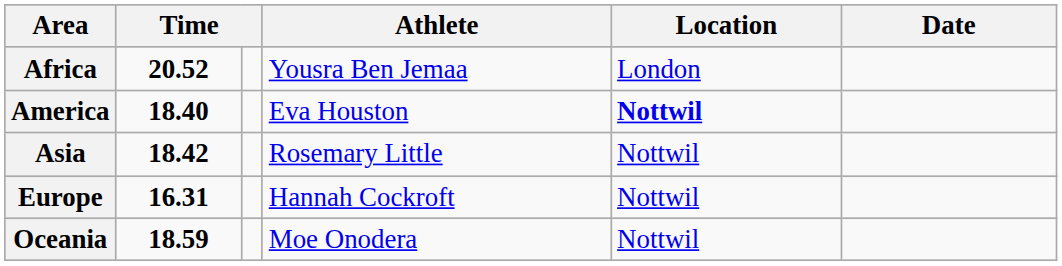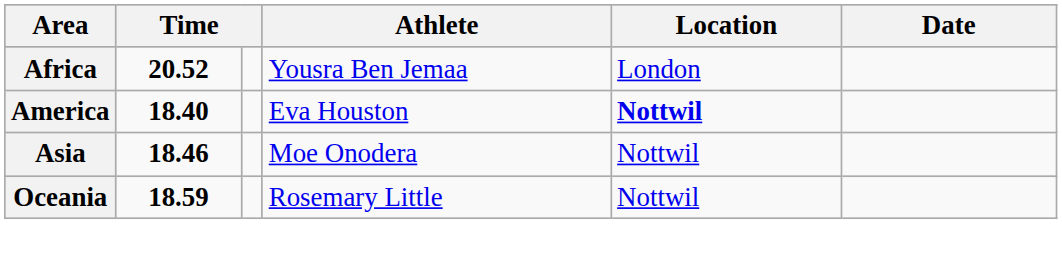(178, 153) 18.42 -> (178, 153) 18.46
(356, 153) Rosemary Little -> (343, 153) Moe Onodera
- row: (60, 196)
(343, 238) Moe Onodera -> (356, 196) Rosemary Little
